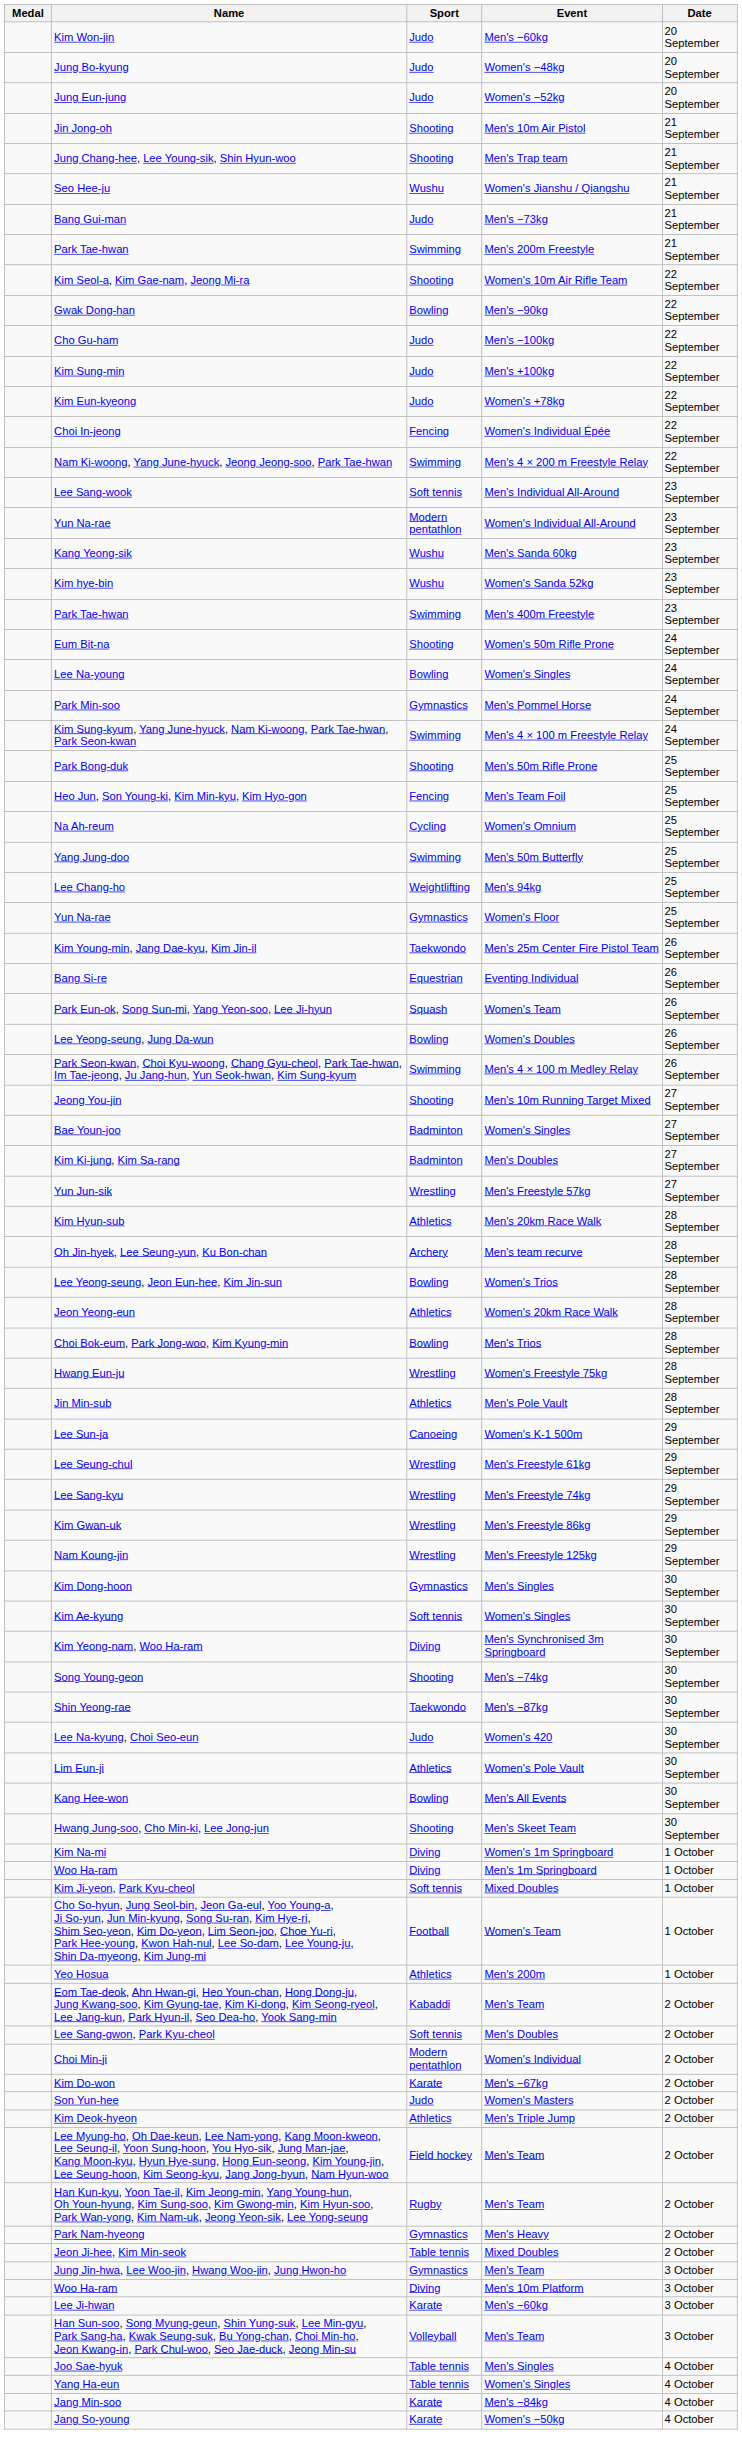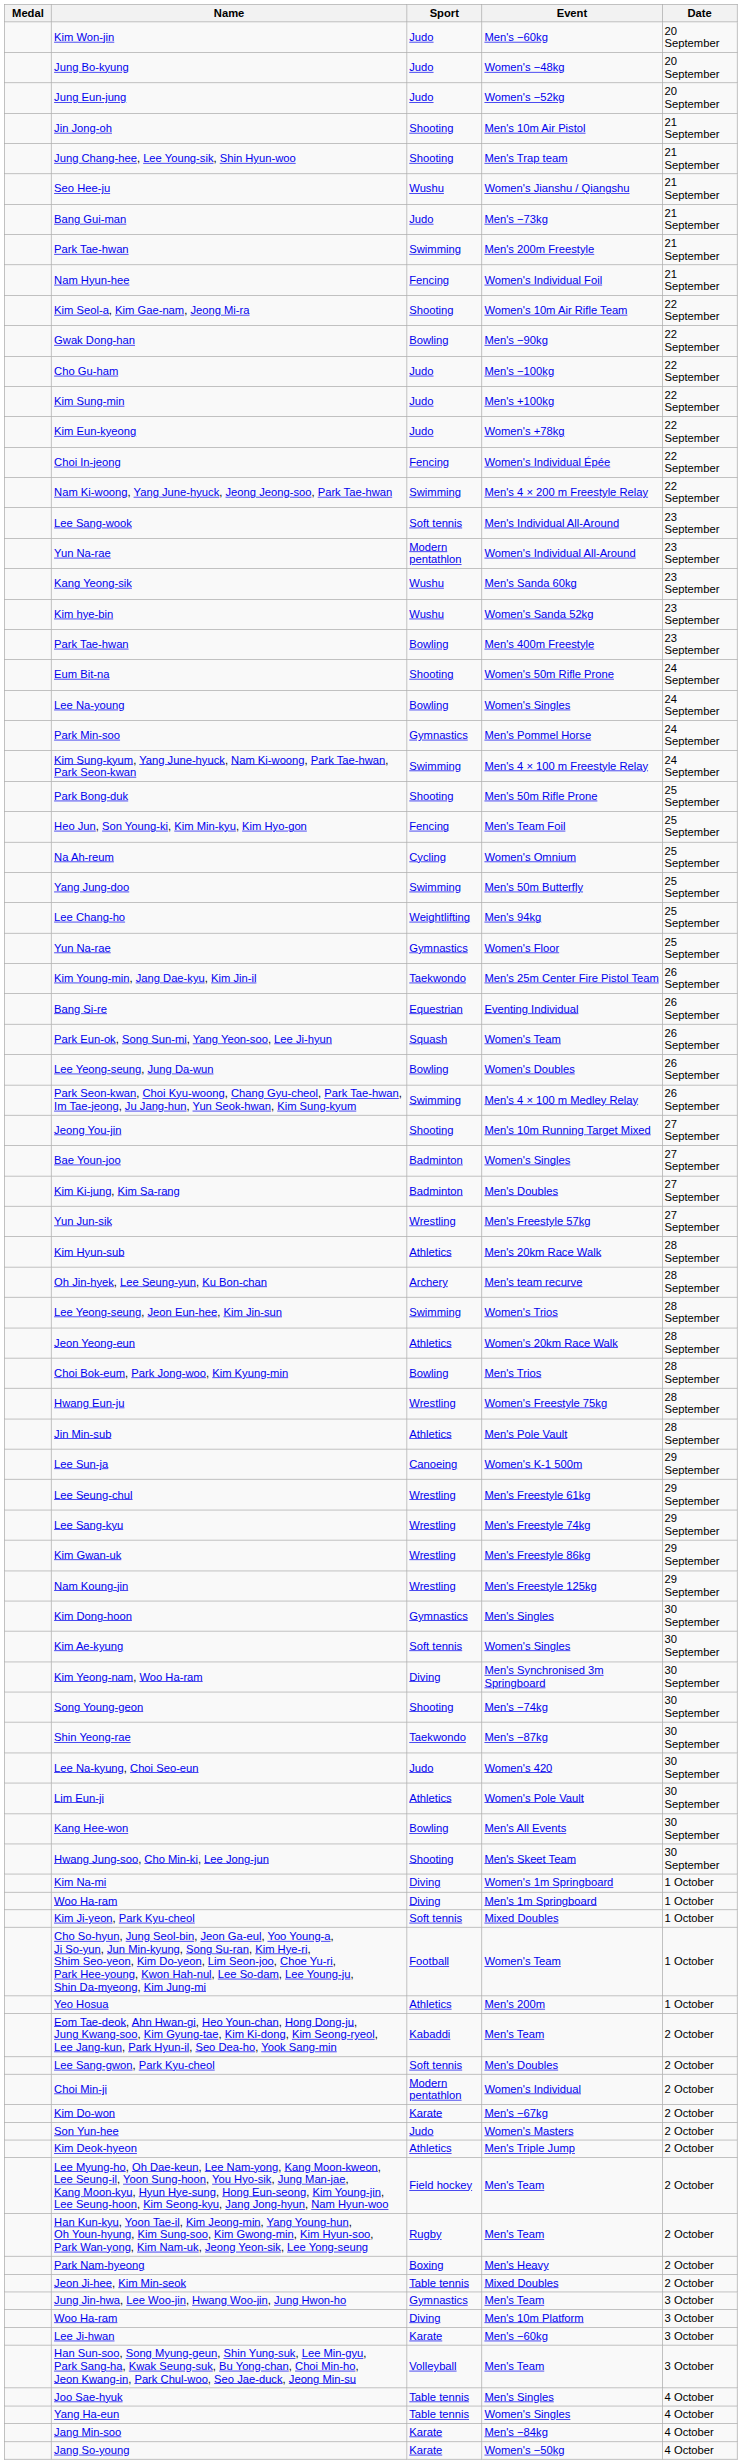+ row: (92, 280)
(435, 614) Swimming -> (429, 644) Bowling
(429, 1282) Bowling -> (435, 1312) Swimming
(439, 2235) Gymnastics -> (426, 2265) Boxing
